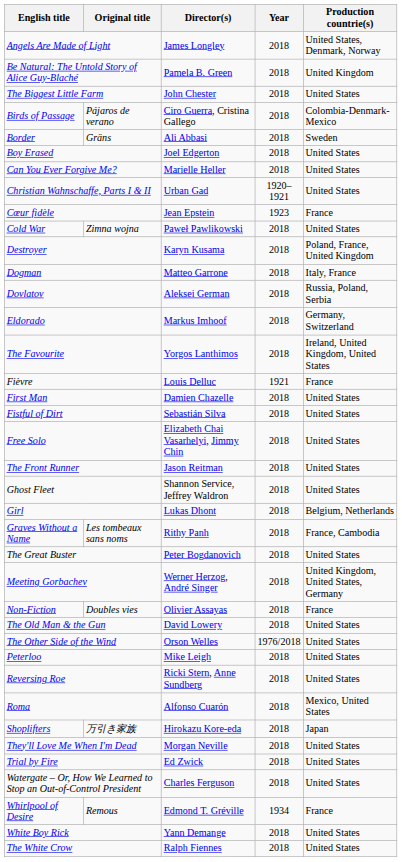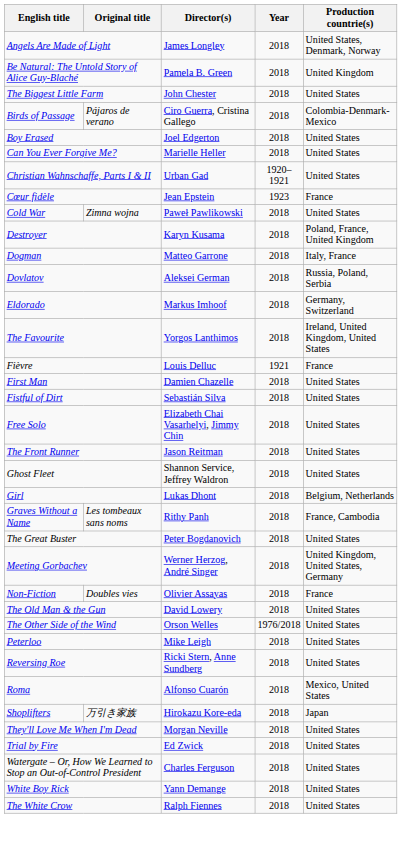- row: (21, 137)
- row: (32, 811)
